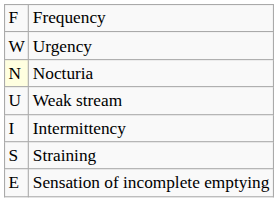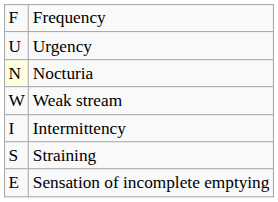(17, 45) W -> (15, 45) U
(15, 100) U -> (17, 100) W
